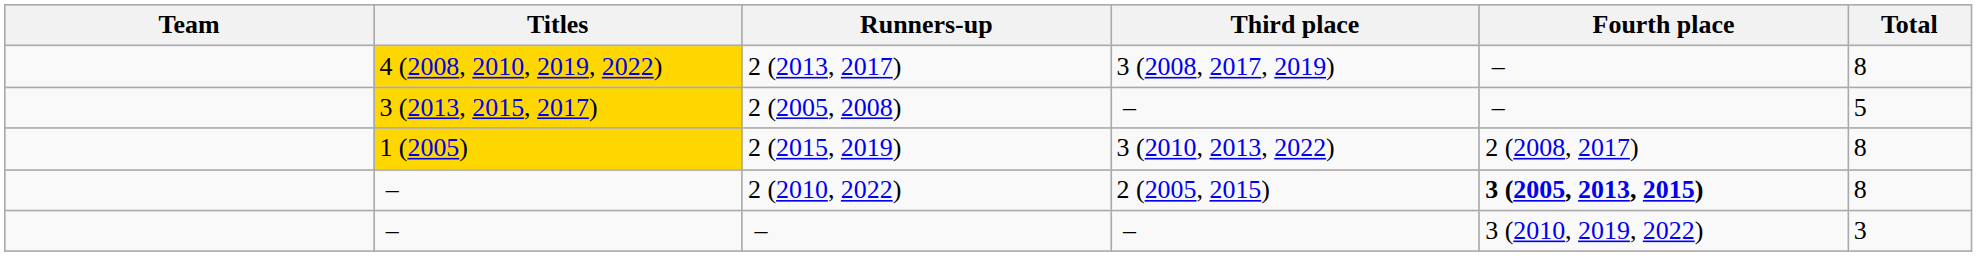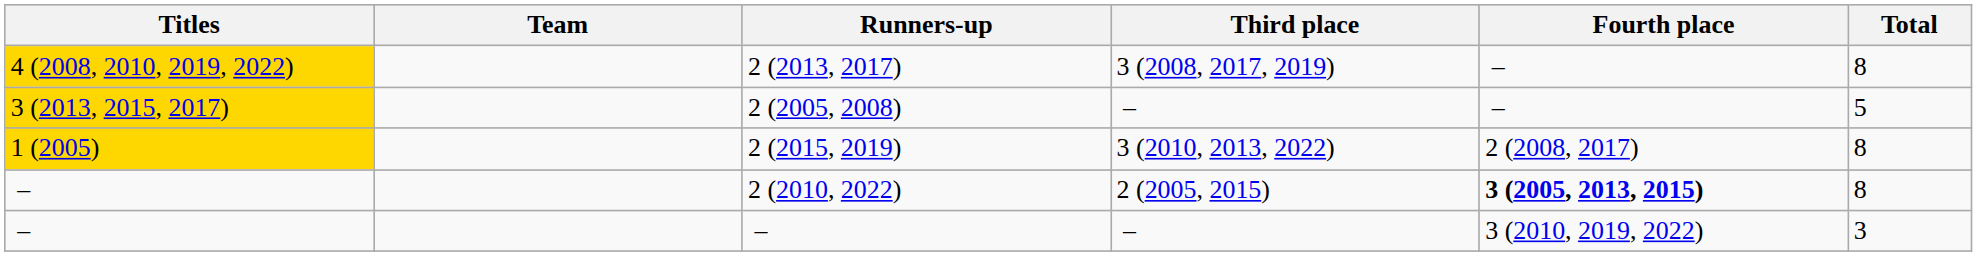columns swapped: (189, 25) <-> (558, 25)
